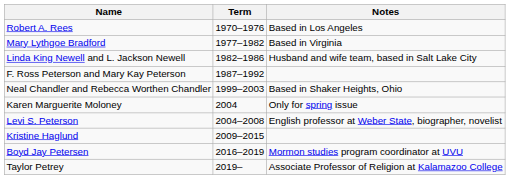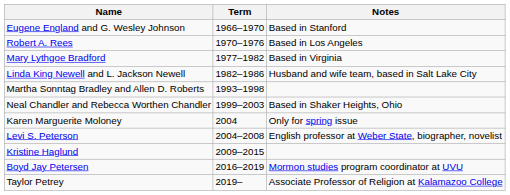+ row: (96, 27)
- row: (96, 74)
+ row: (105, 89)
